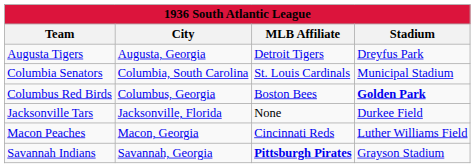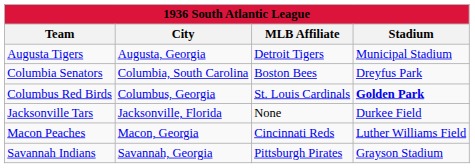(390, 53) Dreyfus Park -> (404, 53) Municipal Stadium
(302, 73) St. Louis Cardinals -> (286, 73) Boston Bees
(405, 73) Municipal Stadium -> (389, 73) Dreyfus Park
(286, 93) Boston Bees -> (302, 93) St. Louis Cardinals
(303, 152) bold -> (298, 152) normal
